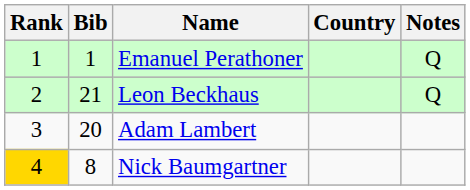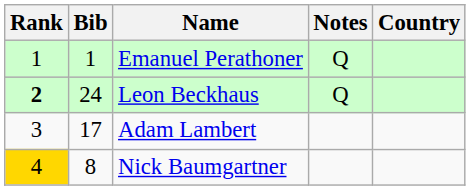columns swapped: (354, 22) <-> (433, 22)
(36, 94) normal -> (36, 94) bold
(91, 94) 21 -> (91, 94) 24
(91, 130) 20 -> (91, 130) 17
